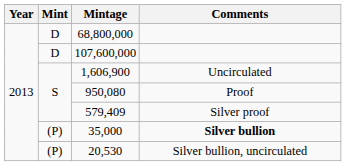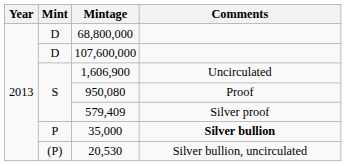(55, 131) (P) -> (55, 131) P
